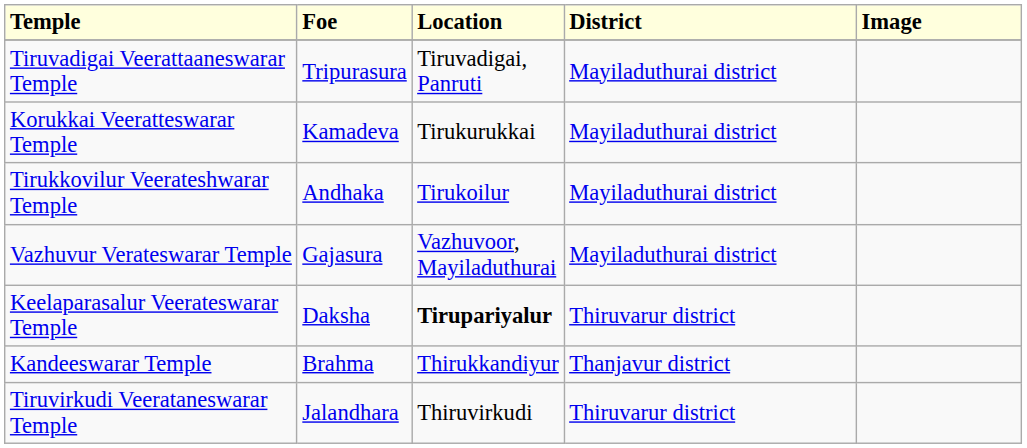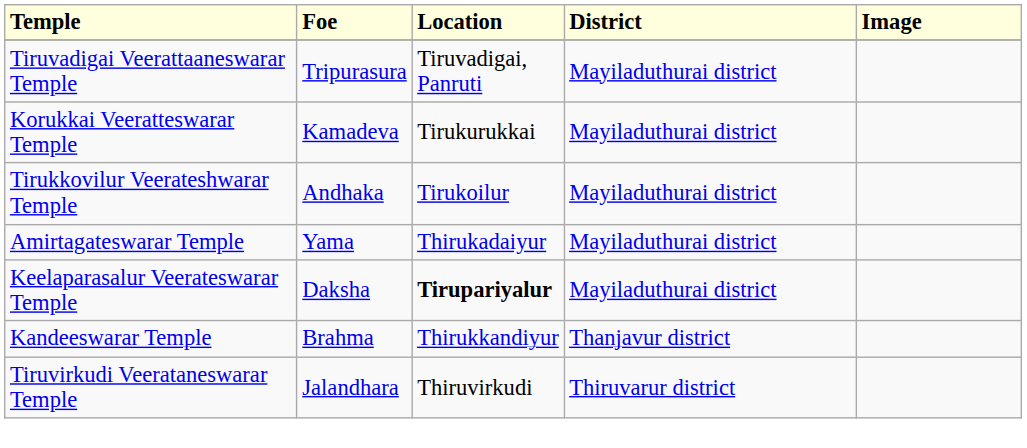+ row: (127, 241)
- row: (151, 254)
(652, 315) Thiruvarur district -> (673, 290) Mayiladuthurai district
